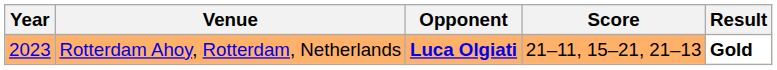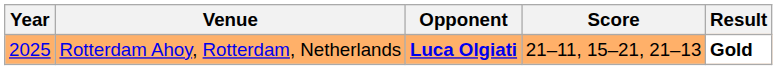(30, 49) 2023 -> (30, 49) 2025
